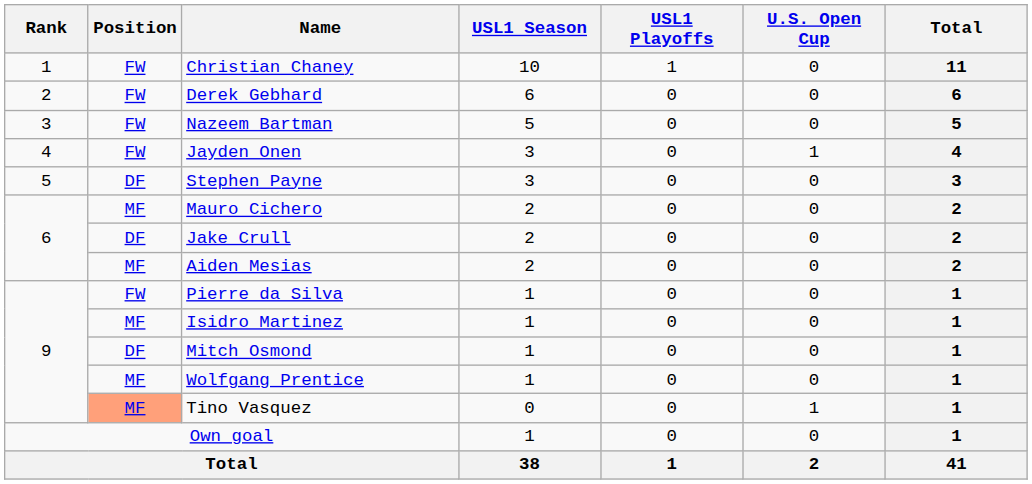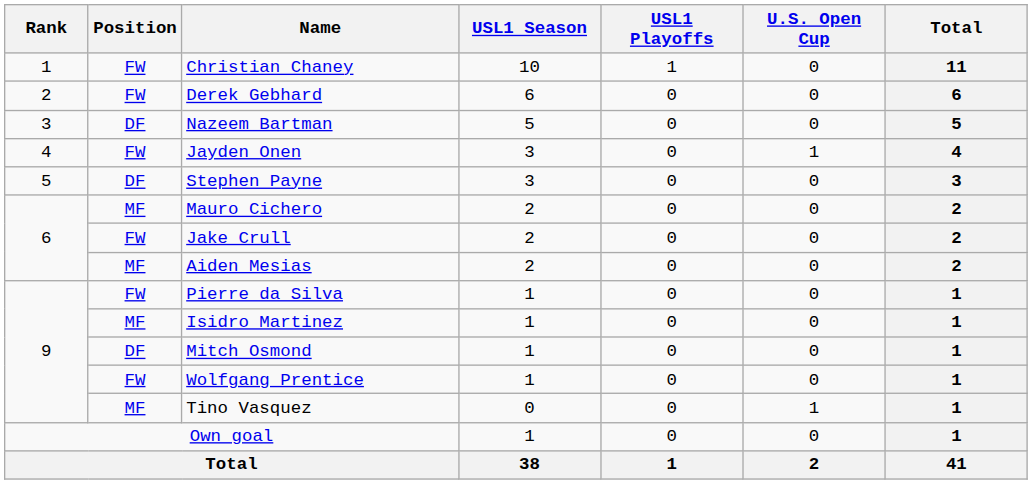(135, 124) FW -> (135, 124) DF
(135, 238) DF -> (135, 238) FW
(135, 380) MF -> (135, 380) FW
(135, 408) lightsalmon background -> (135, 408) no background
